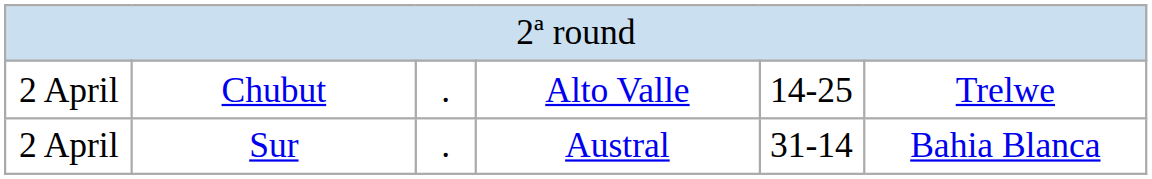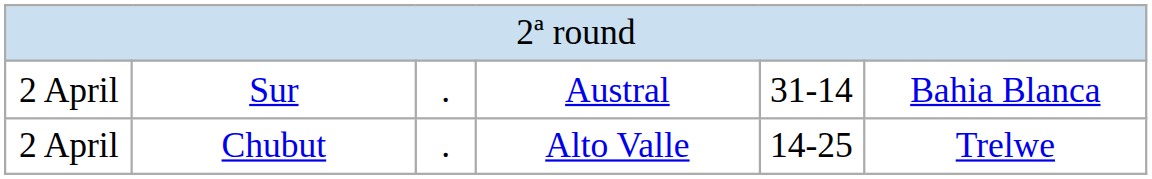rows swapped: (274, 88) <-> (274, 145)
